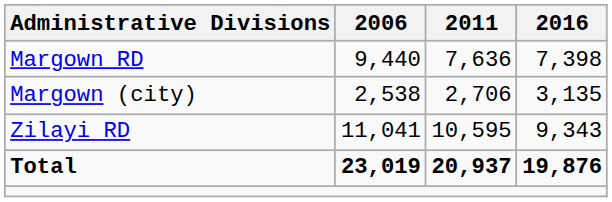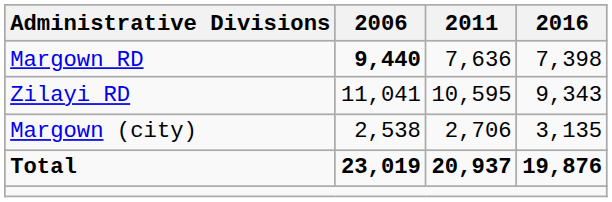(388, 59) normal -> (388, 59) bold
rows swapped: (70, 132) <-> (104, 95)
